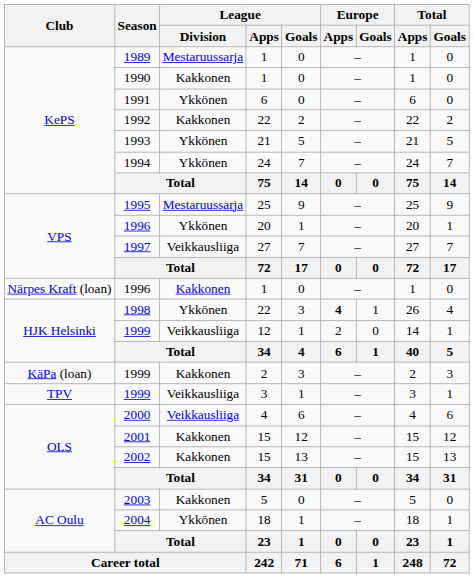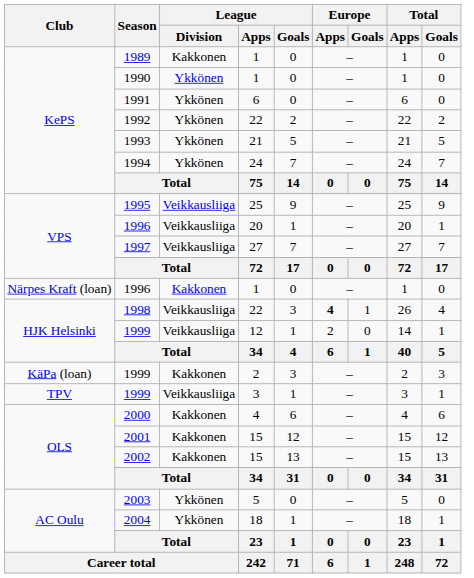(203, 57) Mestaruussarja -> (199, 57) Kakkonen
(203, 78) Kakkonen -> (199, 78) Ykkönen
(203, 120) Kakkonen -> (199, 120) Ykkönen
(203, 204) Mestaruussarja -> (199, 204) Veikkausliiga
(203, 225) Ykkönen -> (199, 225) Veikkausliiga
(203, 309) Ykkönen -> (199, 309) Veikkausliiga
(203, 415) Veikkausliiga -> (199, 415) Kakkonen
(203, 499) Kakkonen -> (199, 499) Ykkönen
